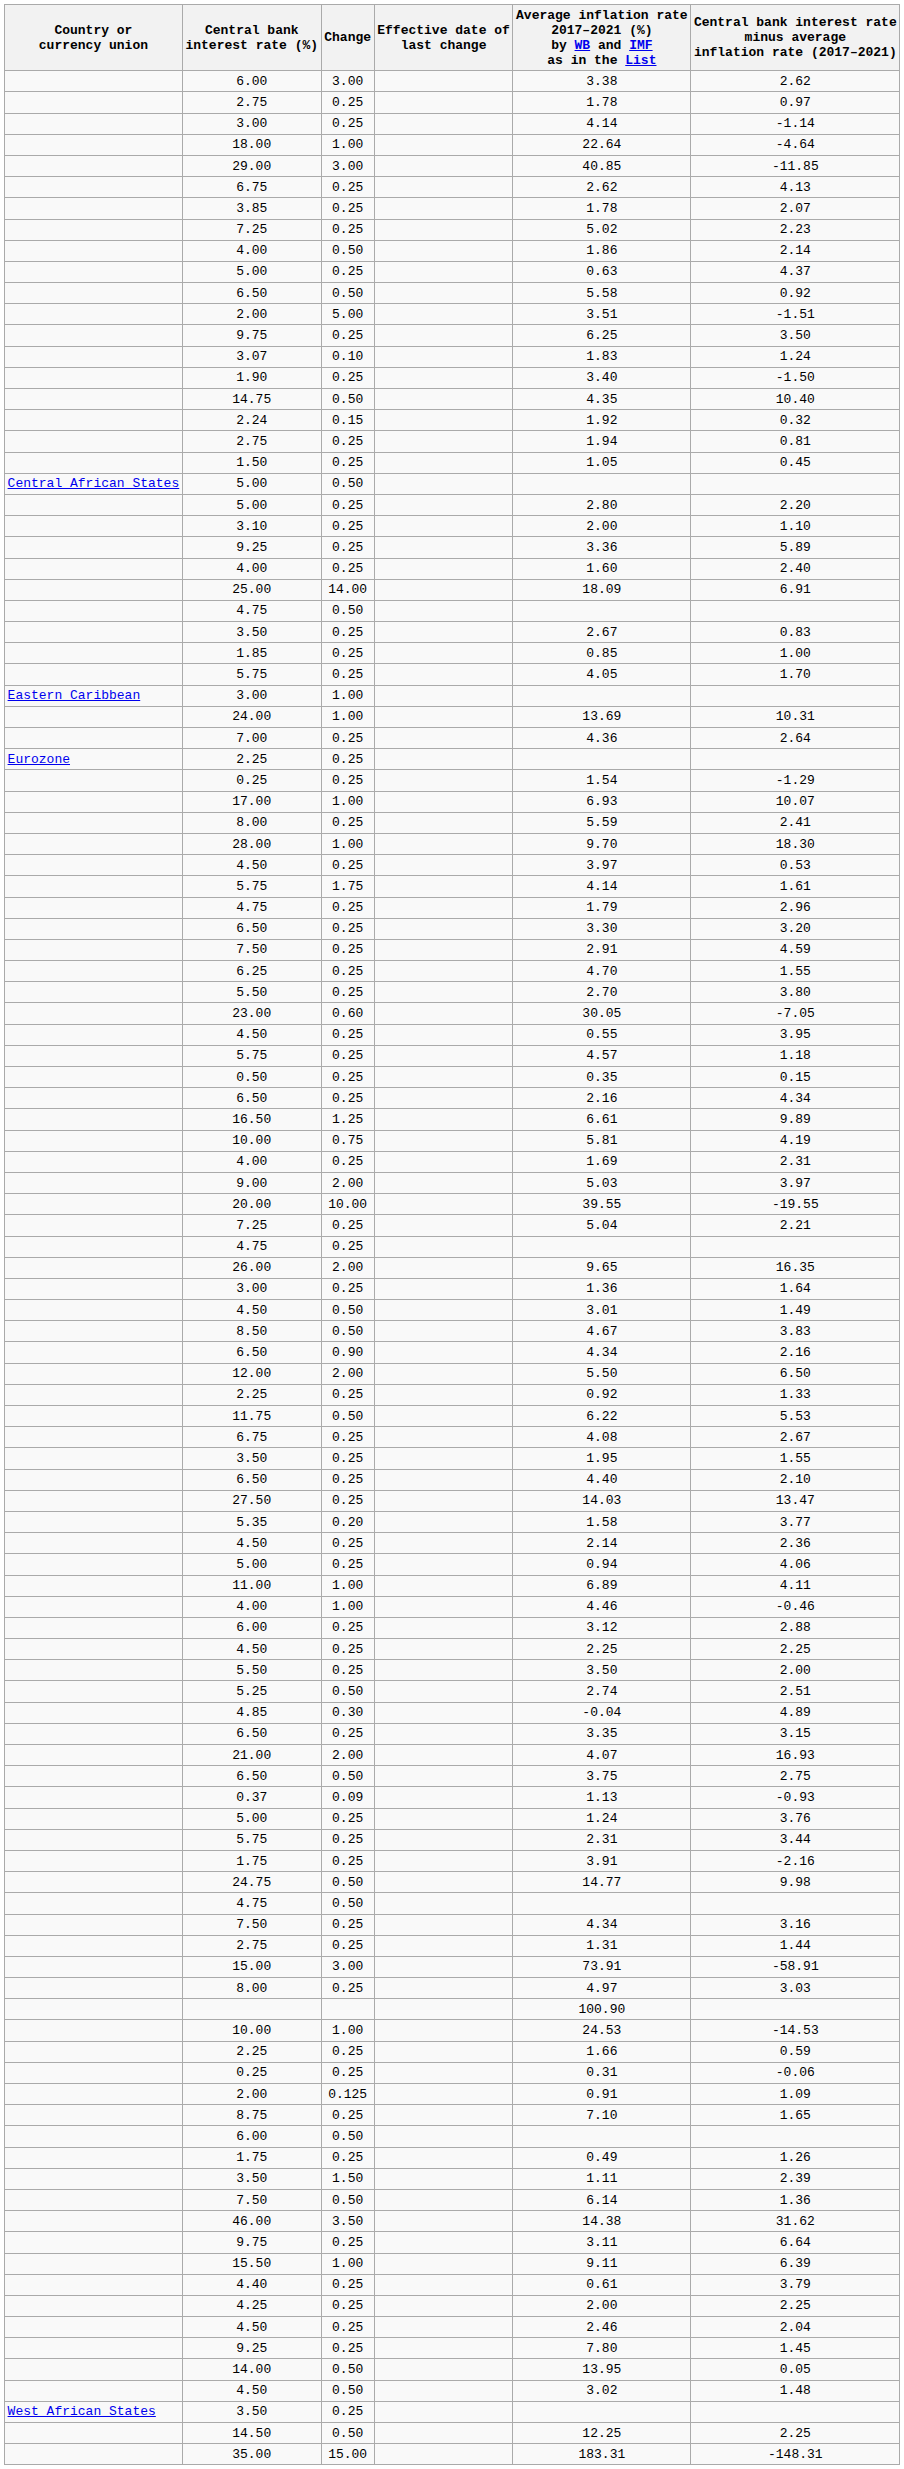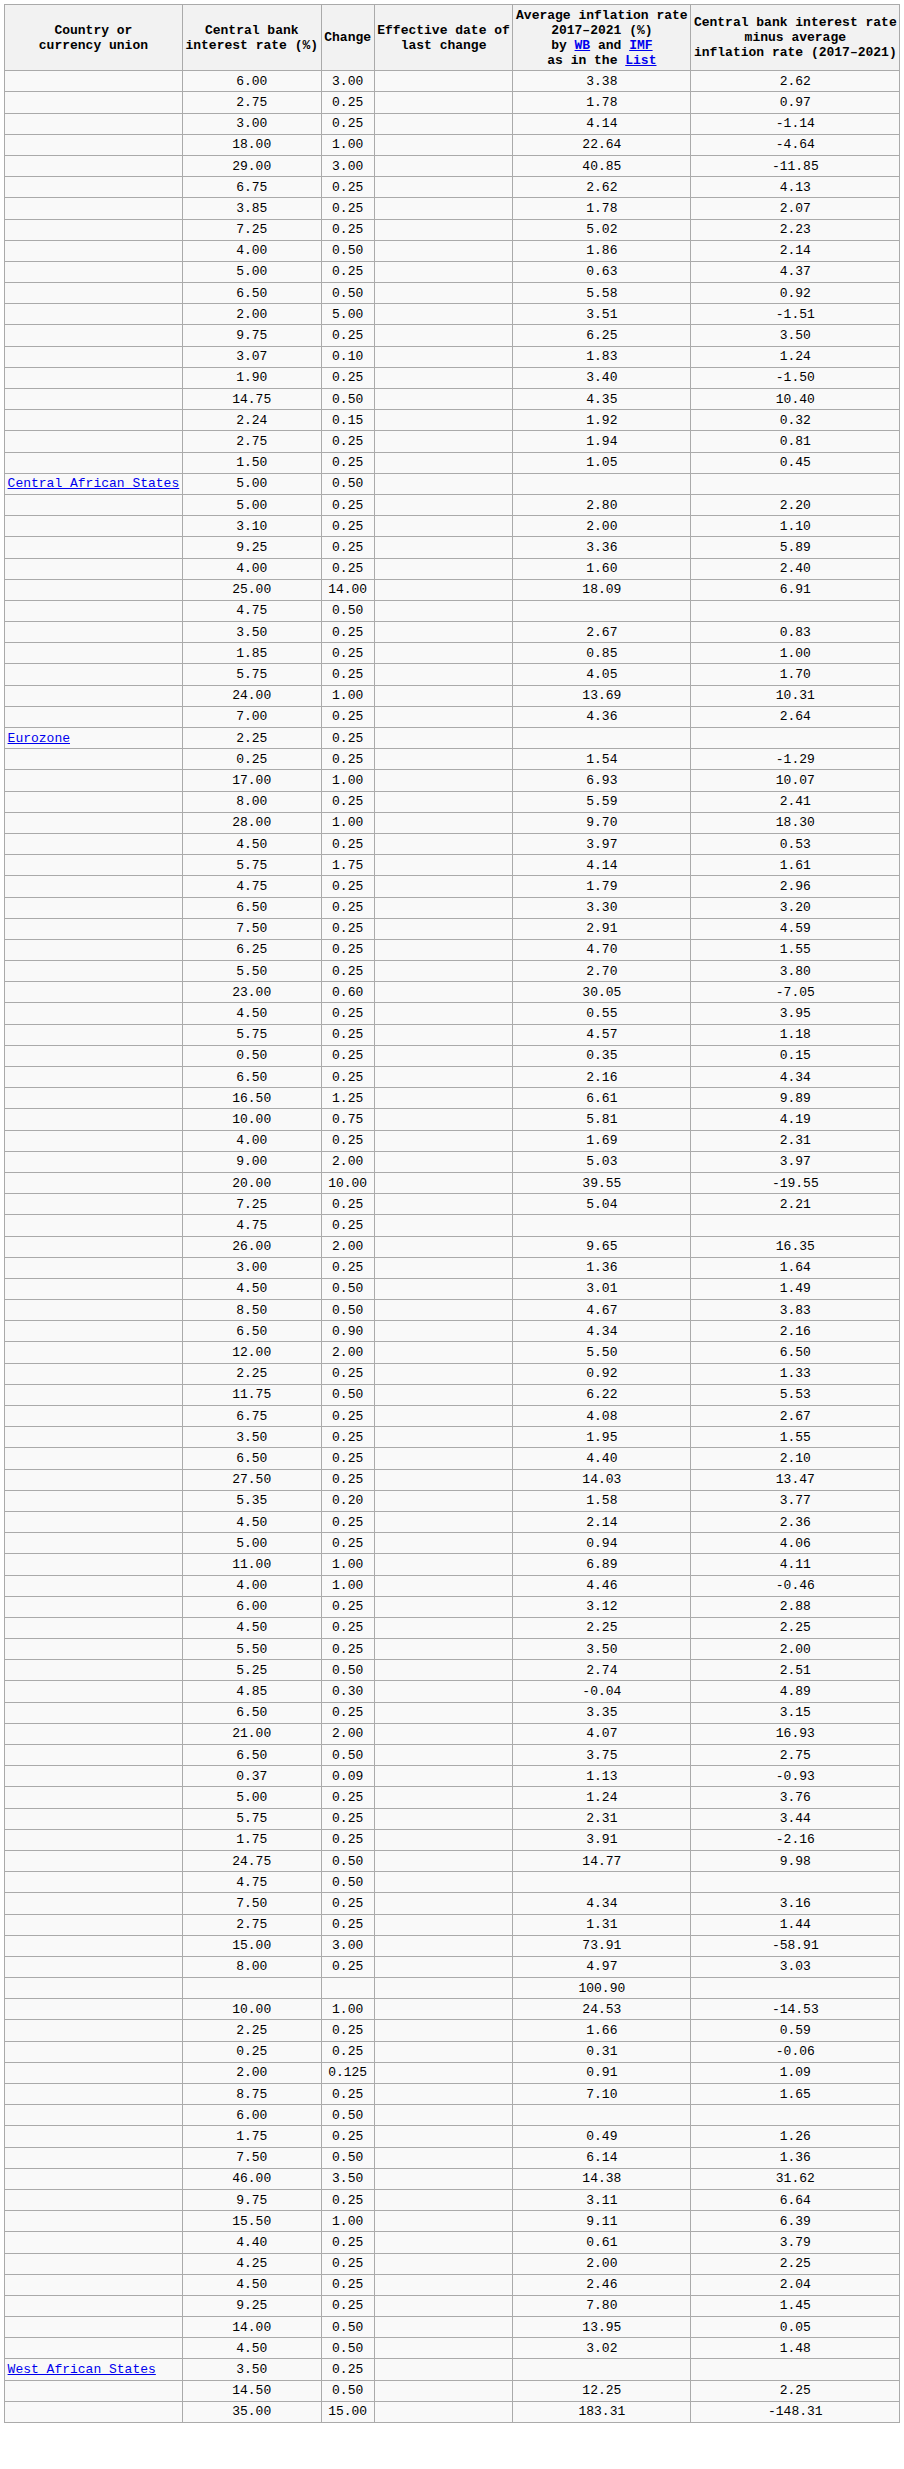- row: (252, 696)
- row: (252, 2179)
